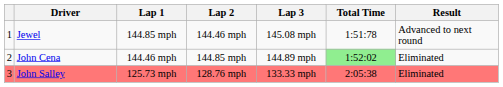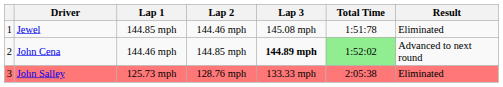(435, 35) Advanced to next round -> (421, 29) Eliminated
(291, 57) normal -> (291, 51) bold
(421, 57) Eliminated -> (435, 51) Advanced to next round
